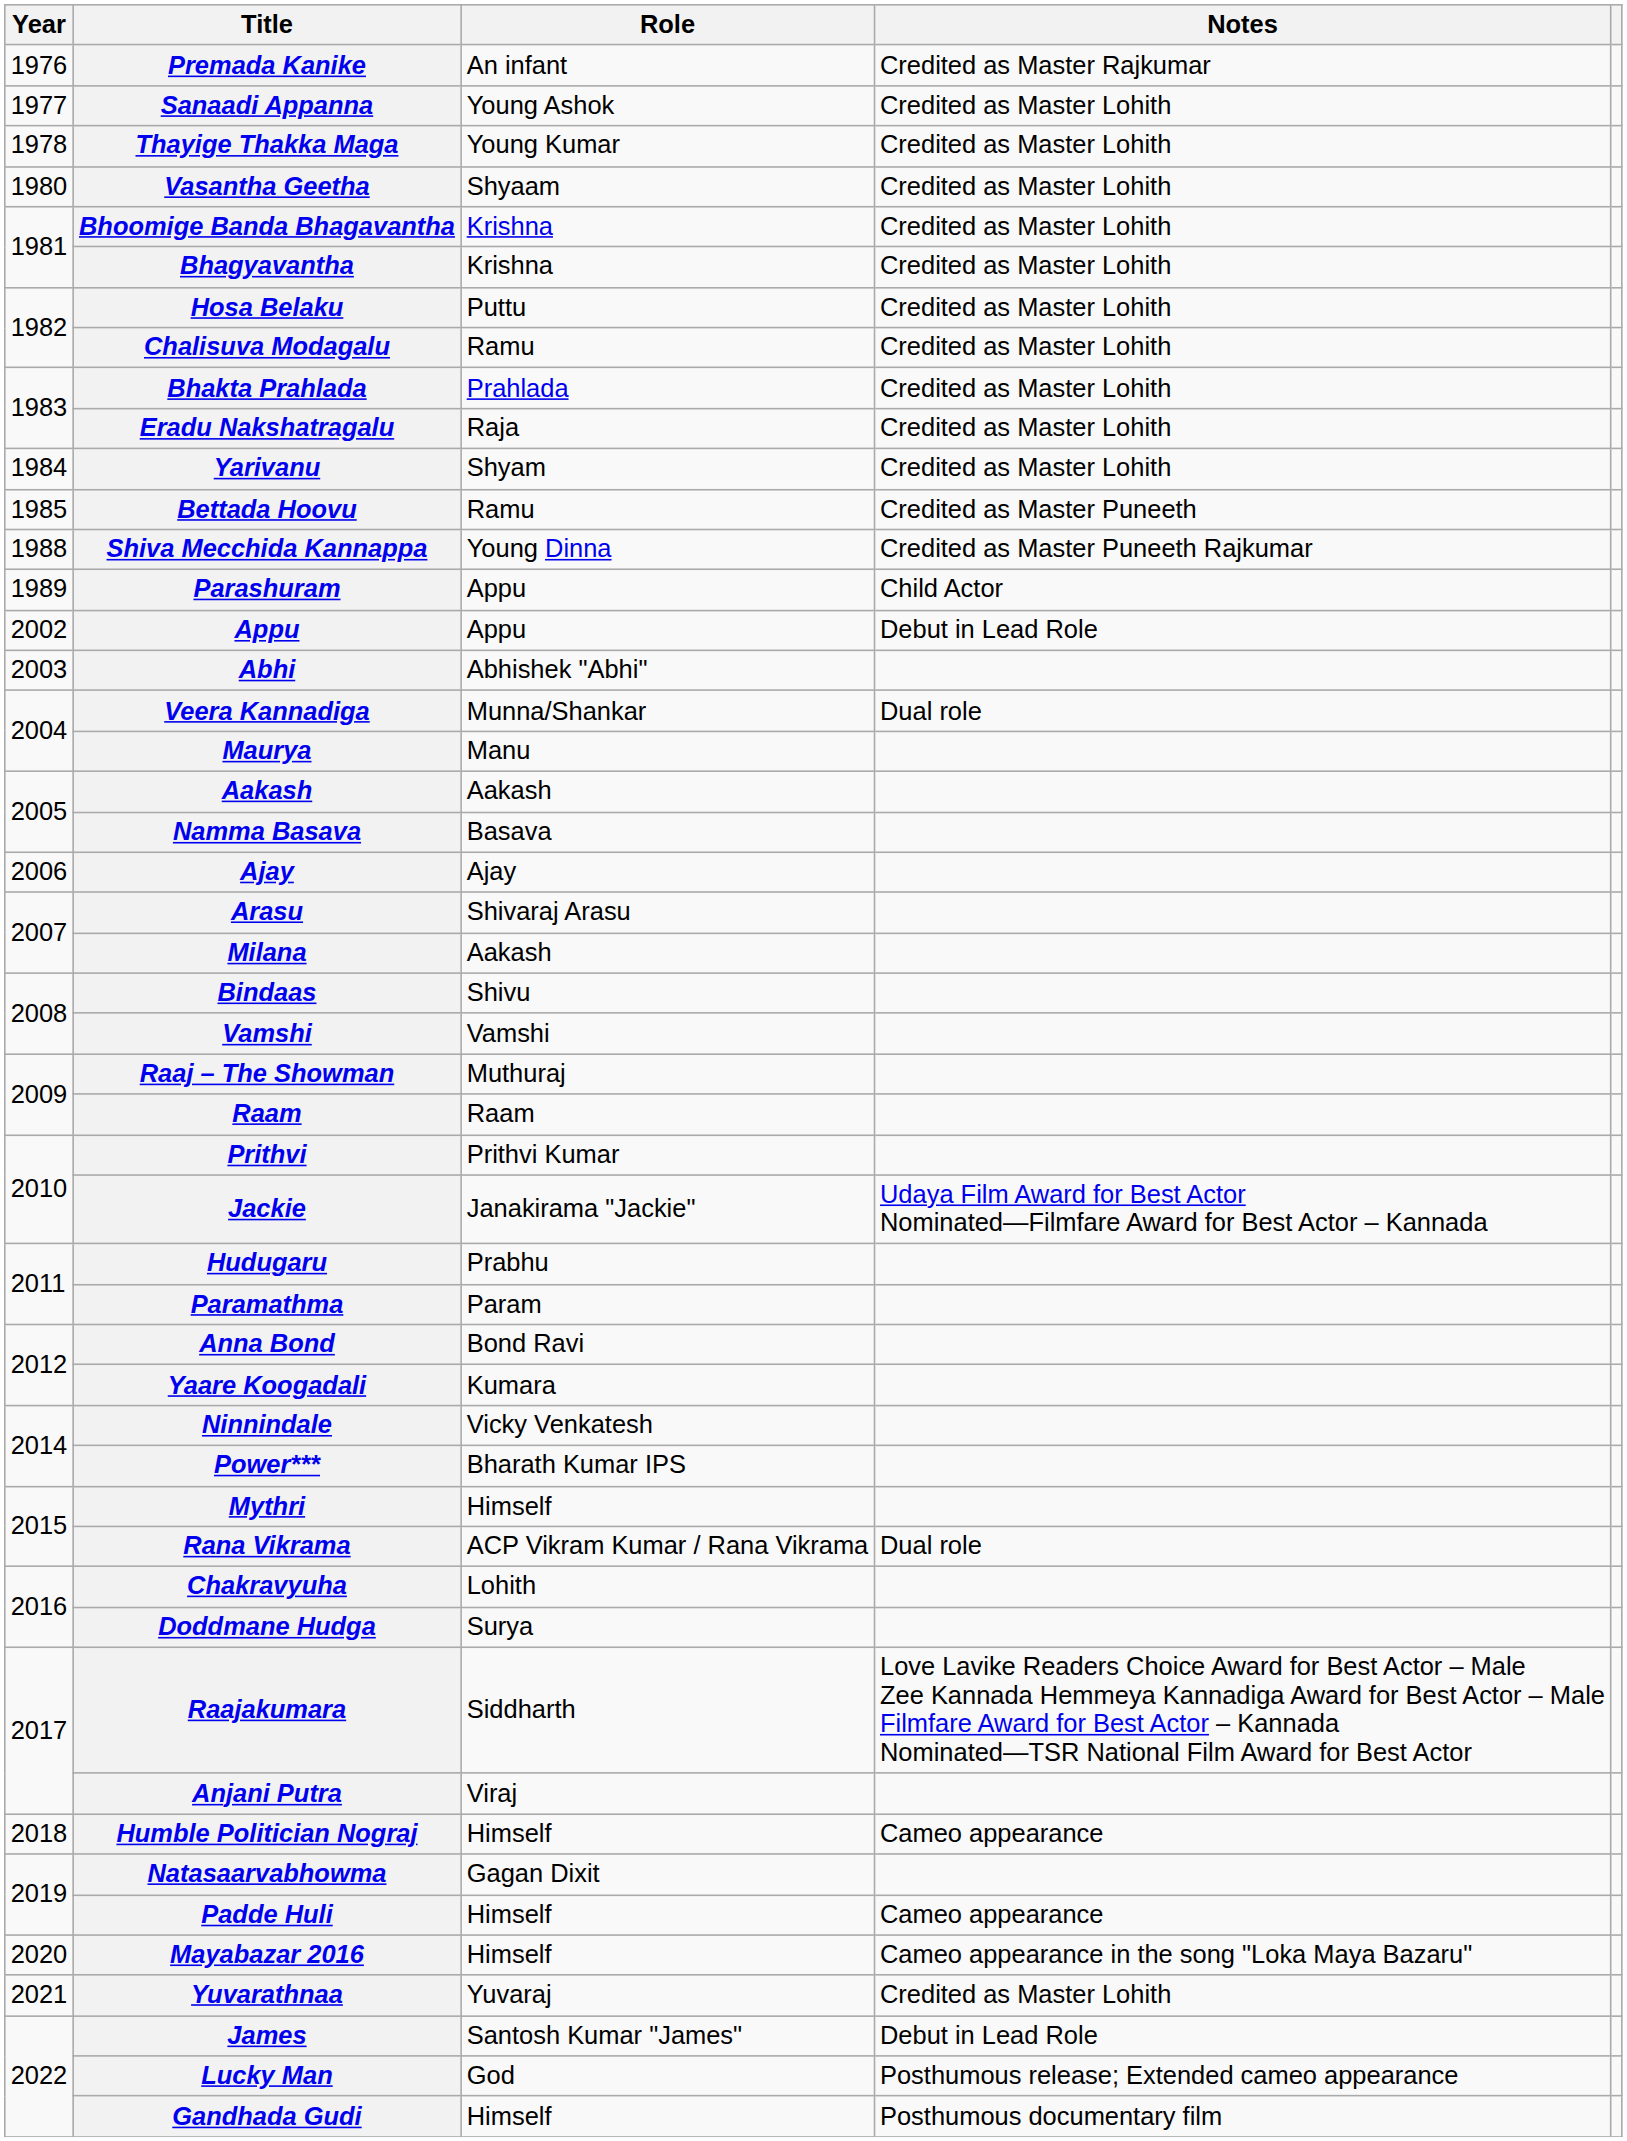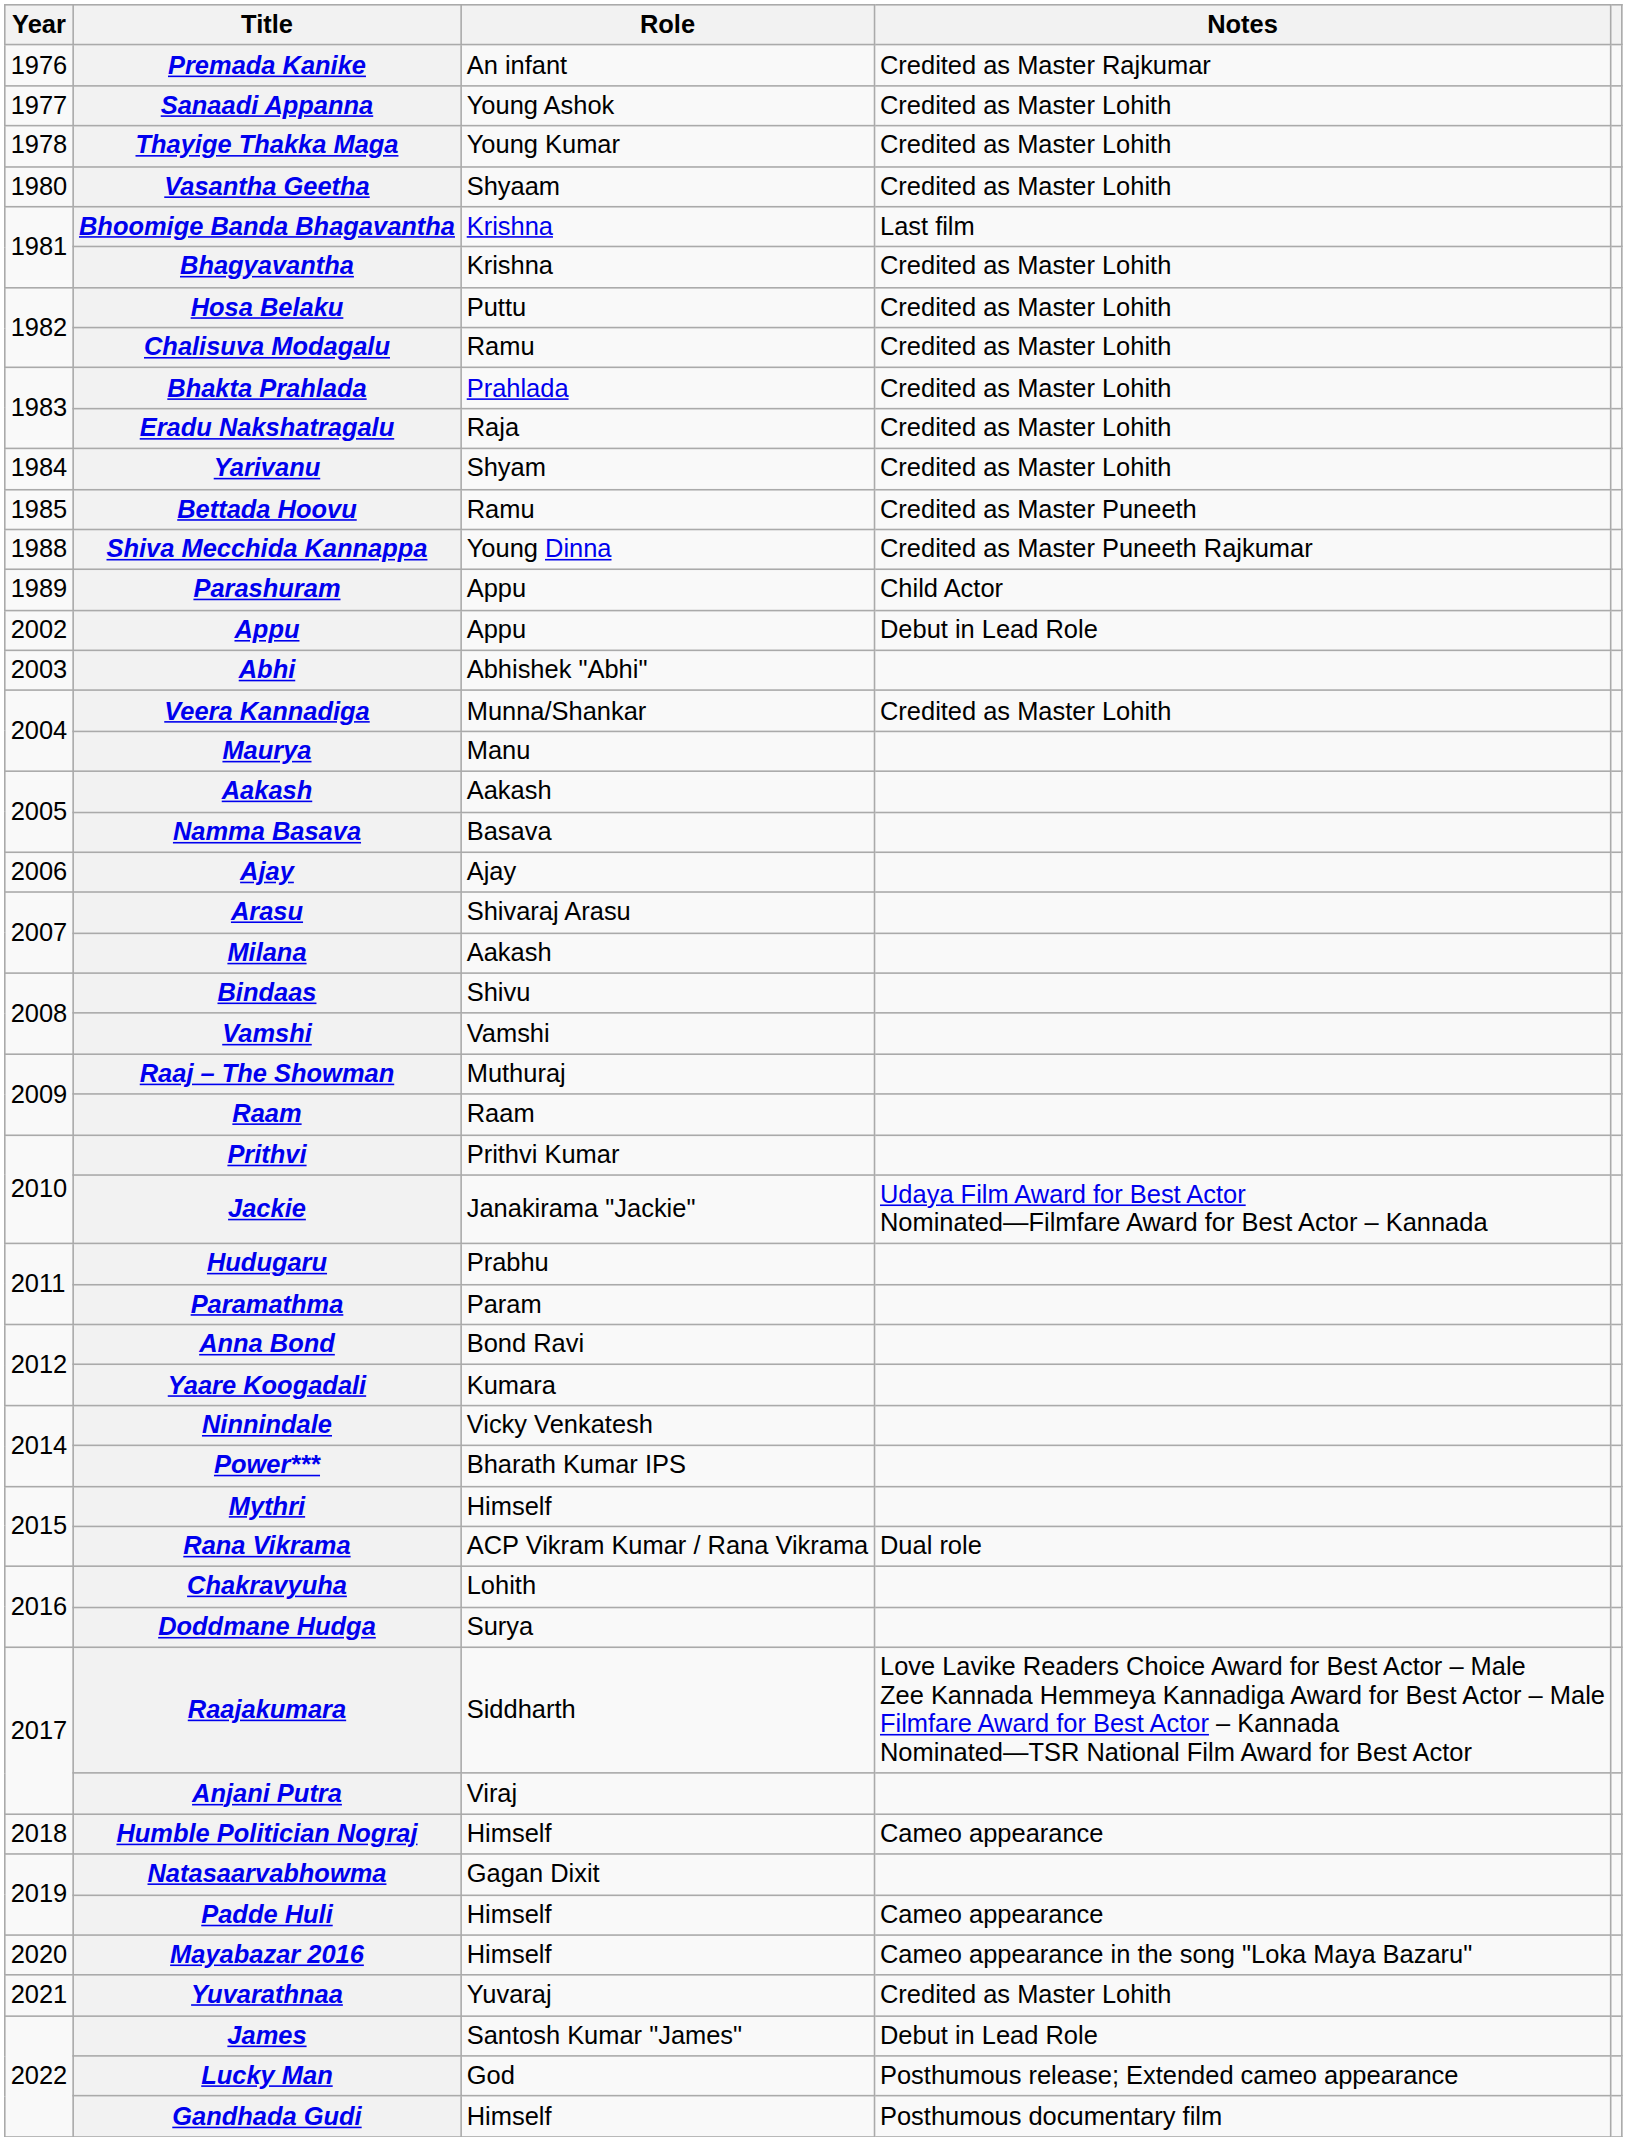(1026, 226) Credited as Master Lohith -> (927, 226) Last film
(931, 710) Dual role -> (1026, 710) Credited as Master Lohith
